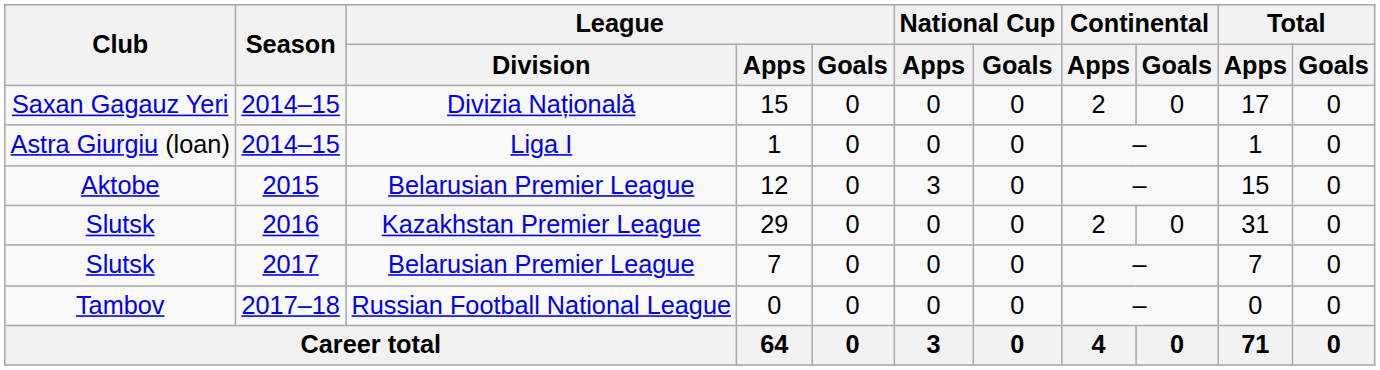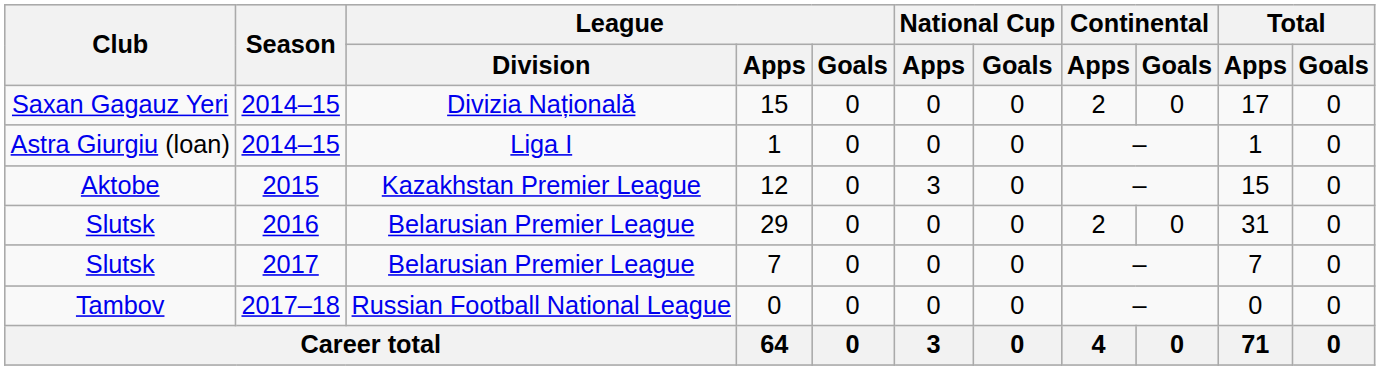(541, 184) Belarusian Premier League -> (541, 184) Kazakhstan Premier League
(541, 225) Kazakhstan Premier League -> (541, 225) Belarusian Premier League
